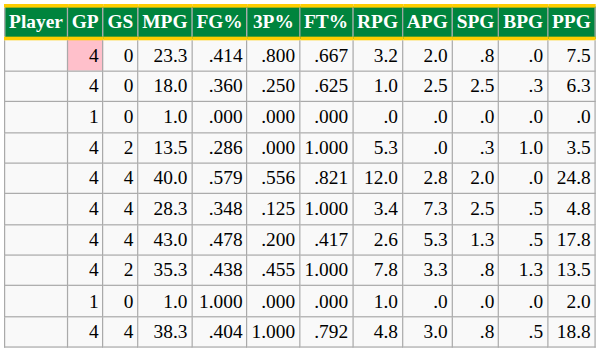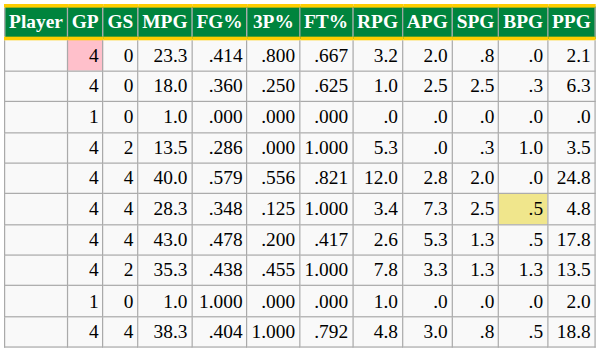(579, 55) 7.5 -> (579, 55) 2.1
(536, 208) no background -> (536, 208) khaki background
(487, 270) .8 -> (482, 270) 1.3
